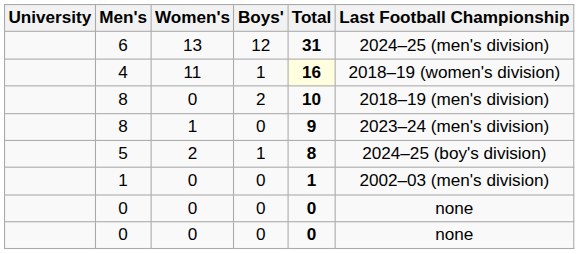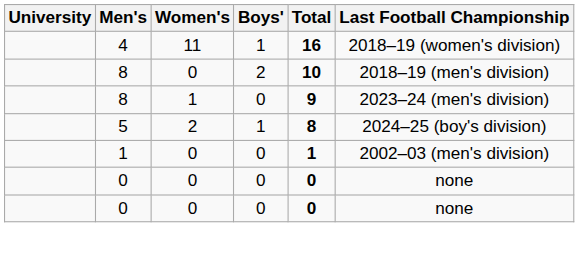- row: (123, 45)
(312, 72) lightyellow background -> (312, 45) no background
